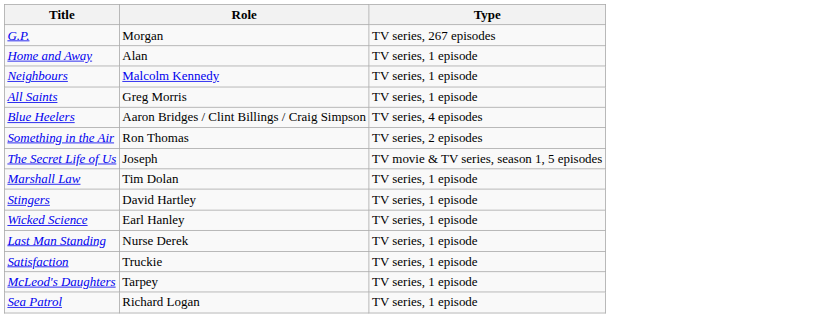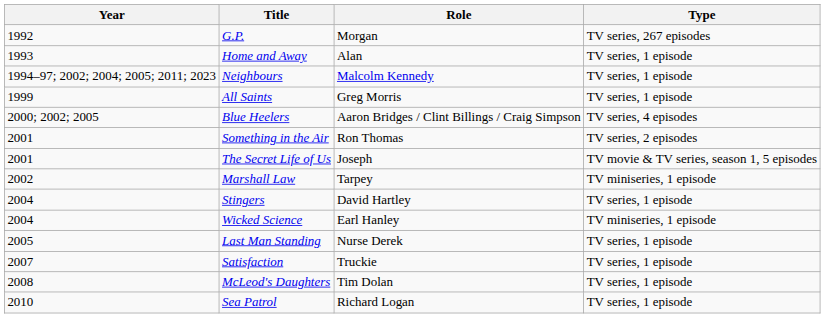+ column: (112, 14)
(150, 179) Tim Dolan -> (355, 179) Tarpey
(425, 179) TV series, 1 episode -> (651, 179) TV miniseries, 1 episode
(425, 220) TV series, 1 episode -> (651, 220) TV miniseries, 1 episode
(140, 281) Tarpey -> (365, 281) Tim Dolan
